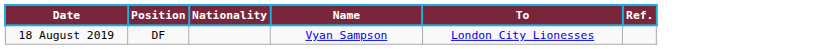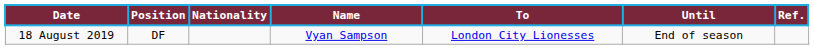+ column: (699, 15)
